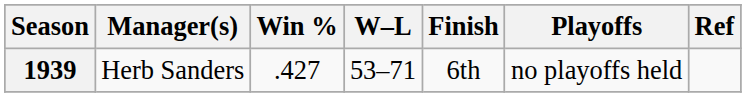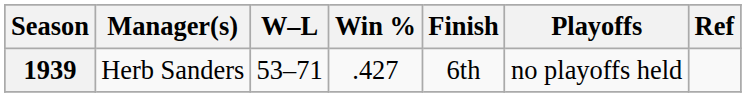columns swapped: (383, 26) <-> (297, 26)
